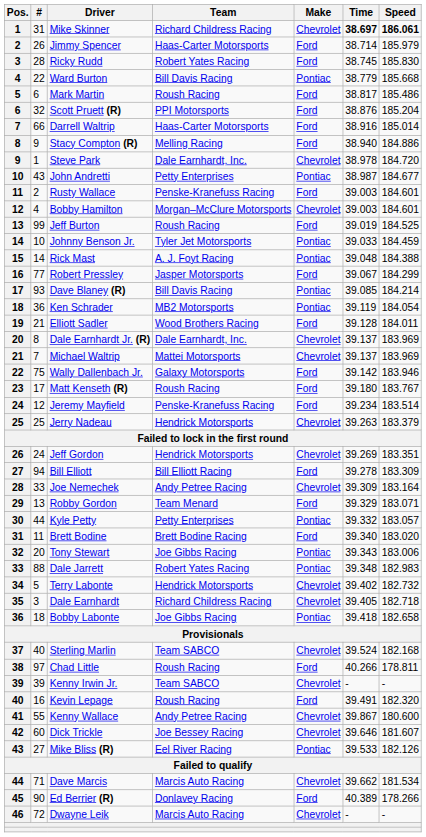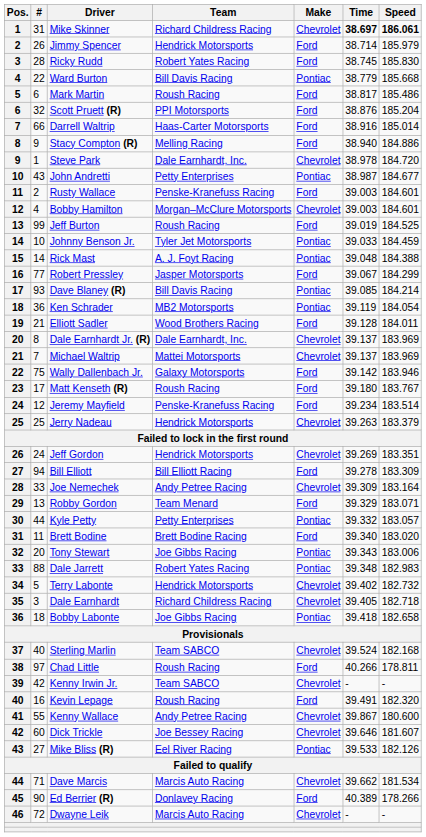(212, 45) Haas-Carter Motorsports -> (204, 45) Hendrick Motorsports
(39, 684) 39 -> (39, 684) 42
